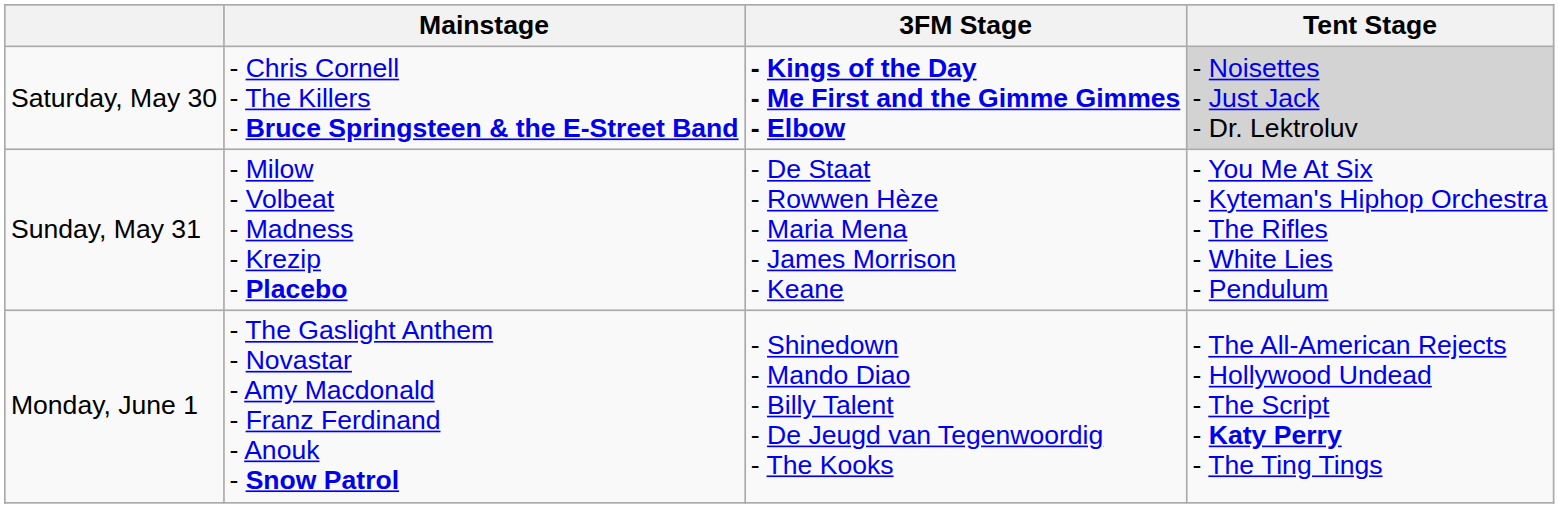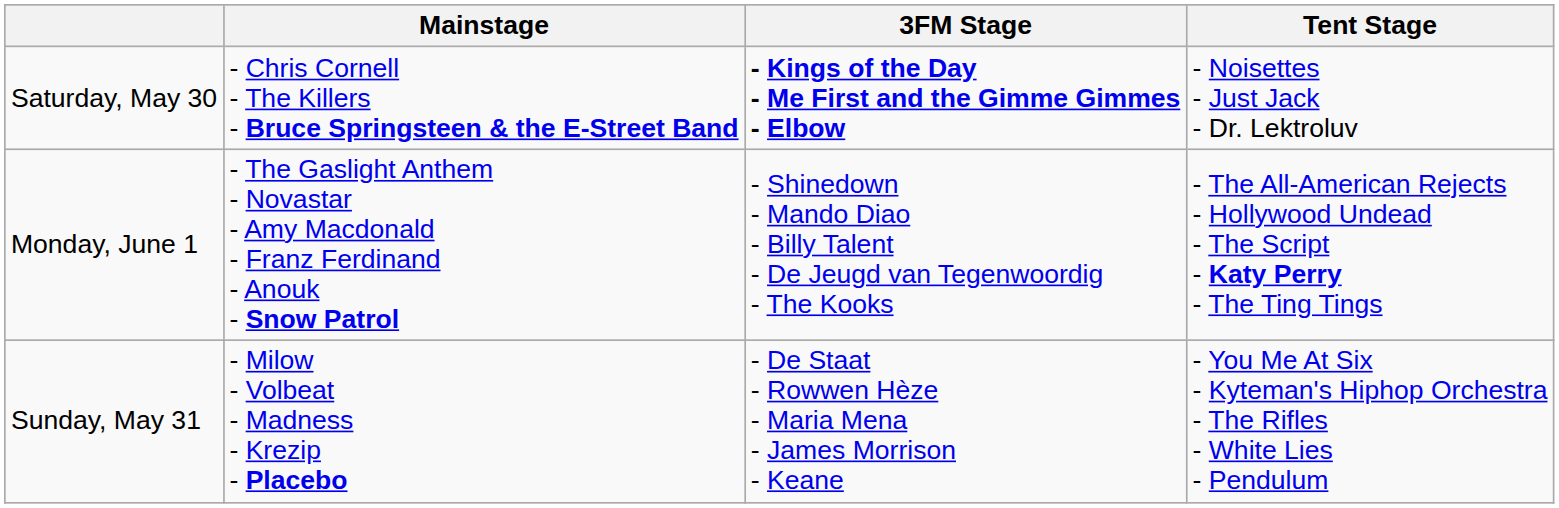(1275, 97) lightgrey background -> (1275, 97) no background
rows swapped: (106, 229) <-> (104, 405)
